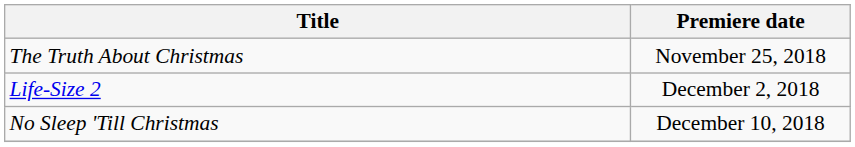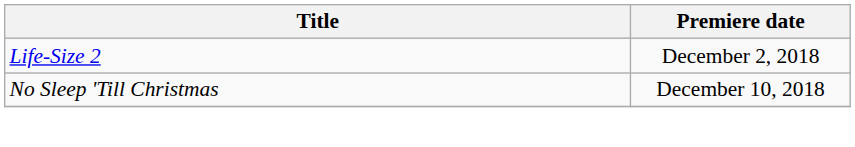- row: (126, 55)
